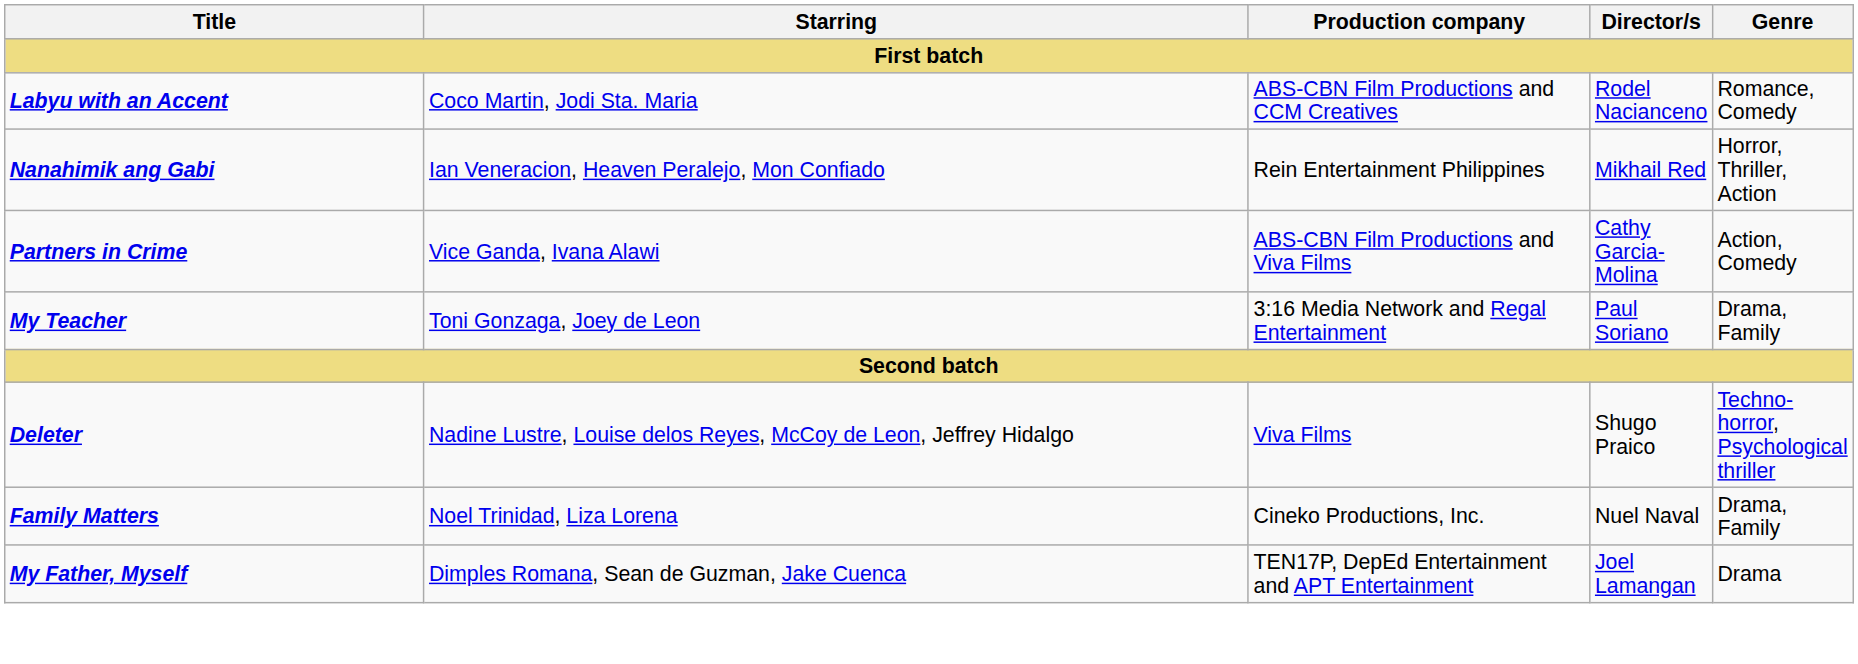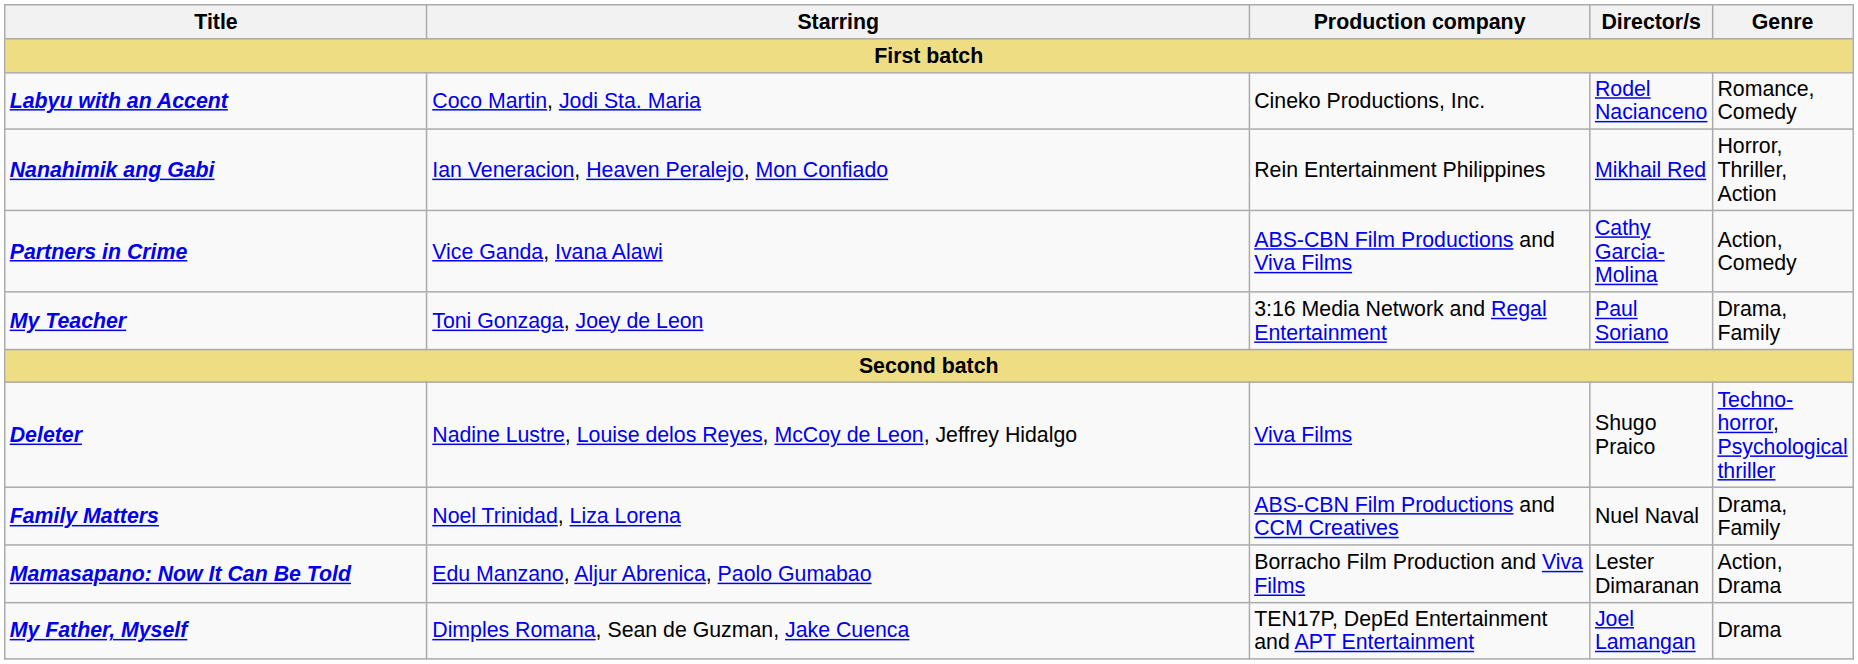(1404, 101) ABS-CBN Film Productions and CCM Creatives -> (1370, 101) Cineko Productions, Inc.
(1369, 516) Cineko Productions, Inc. -> (1405, 516) ABS-CBN Film Productions and CCM Creatives
+ row: (180, 574)
